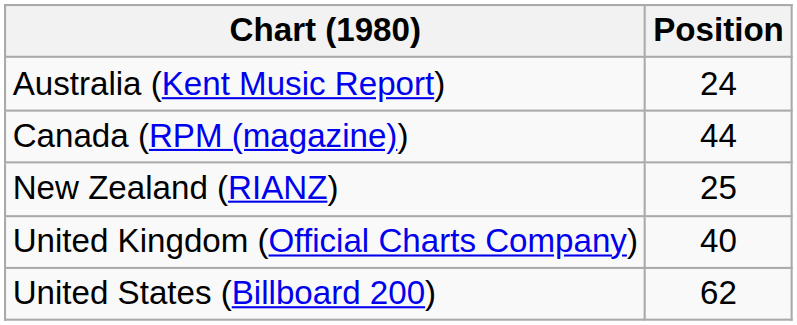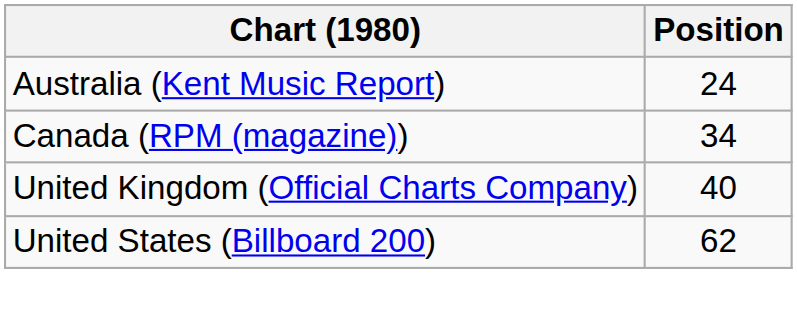(719, 135) 44 -> (719, 135) 34
- row: (176, 188)
